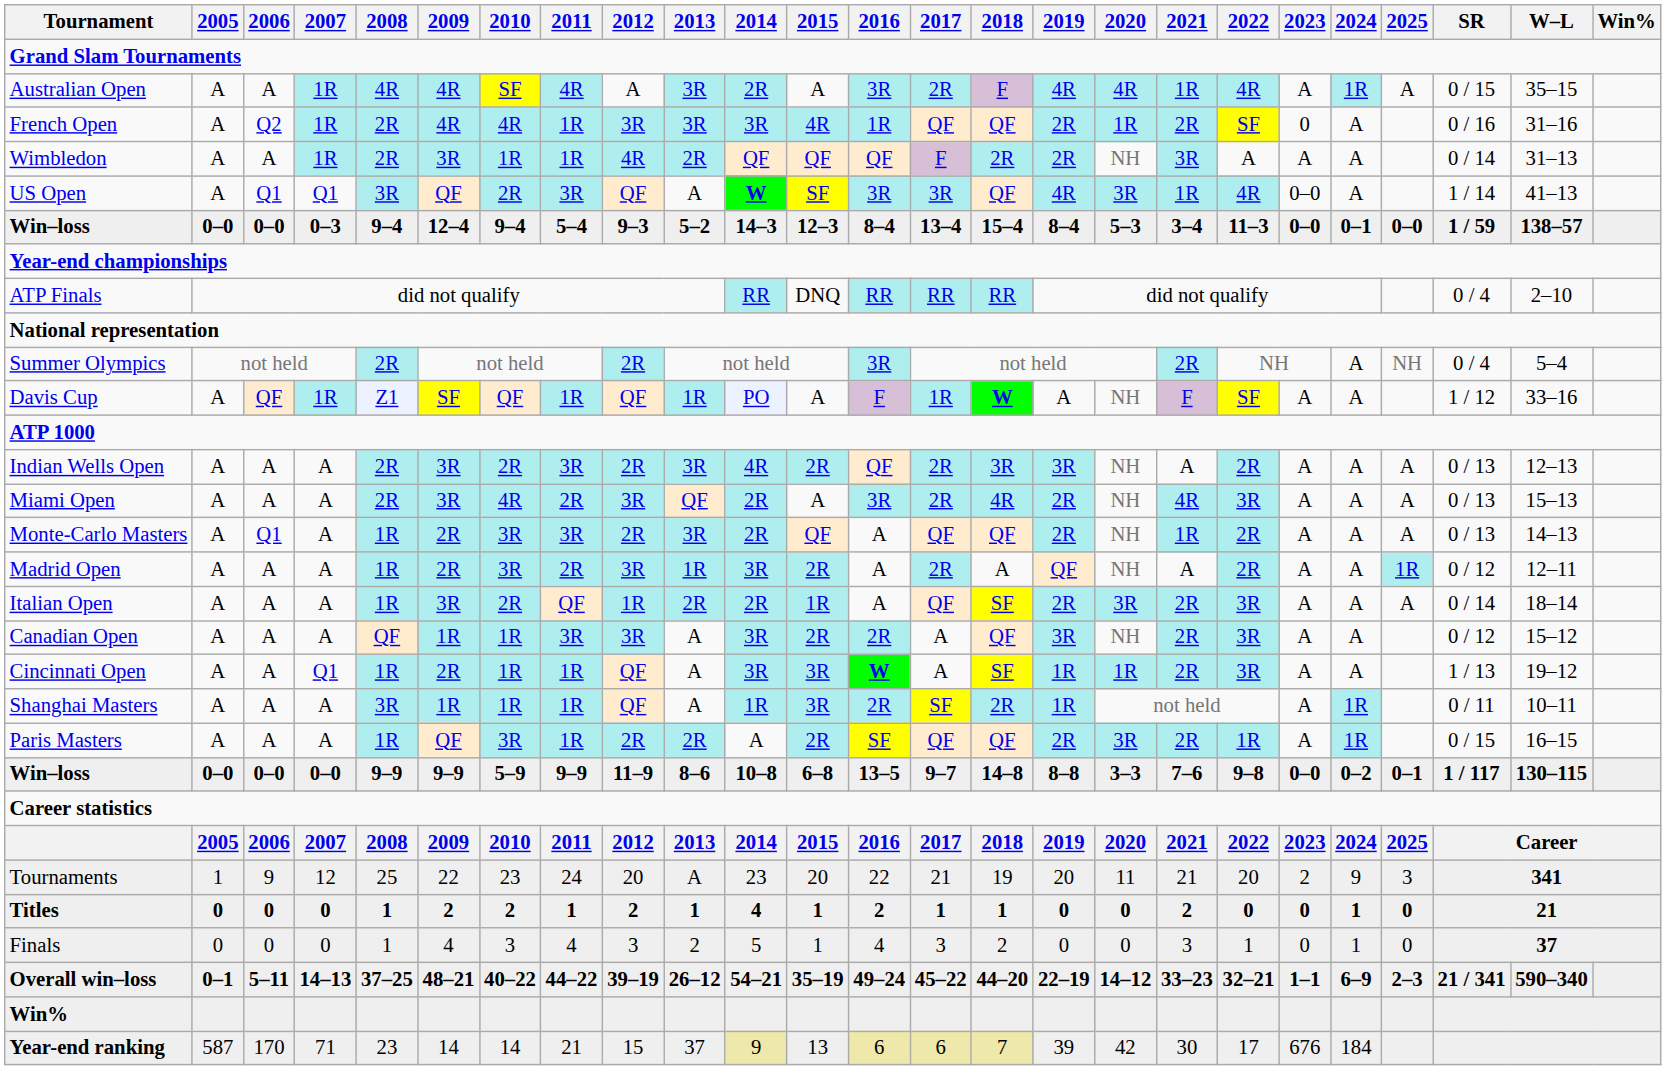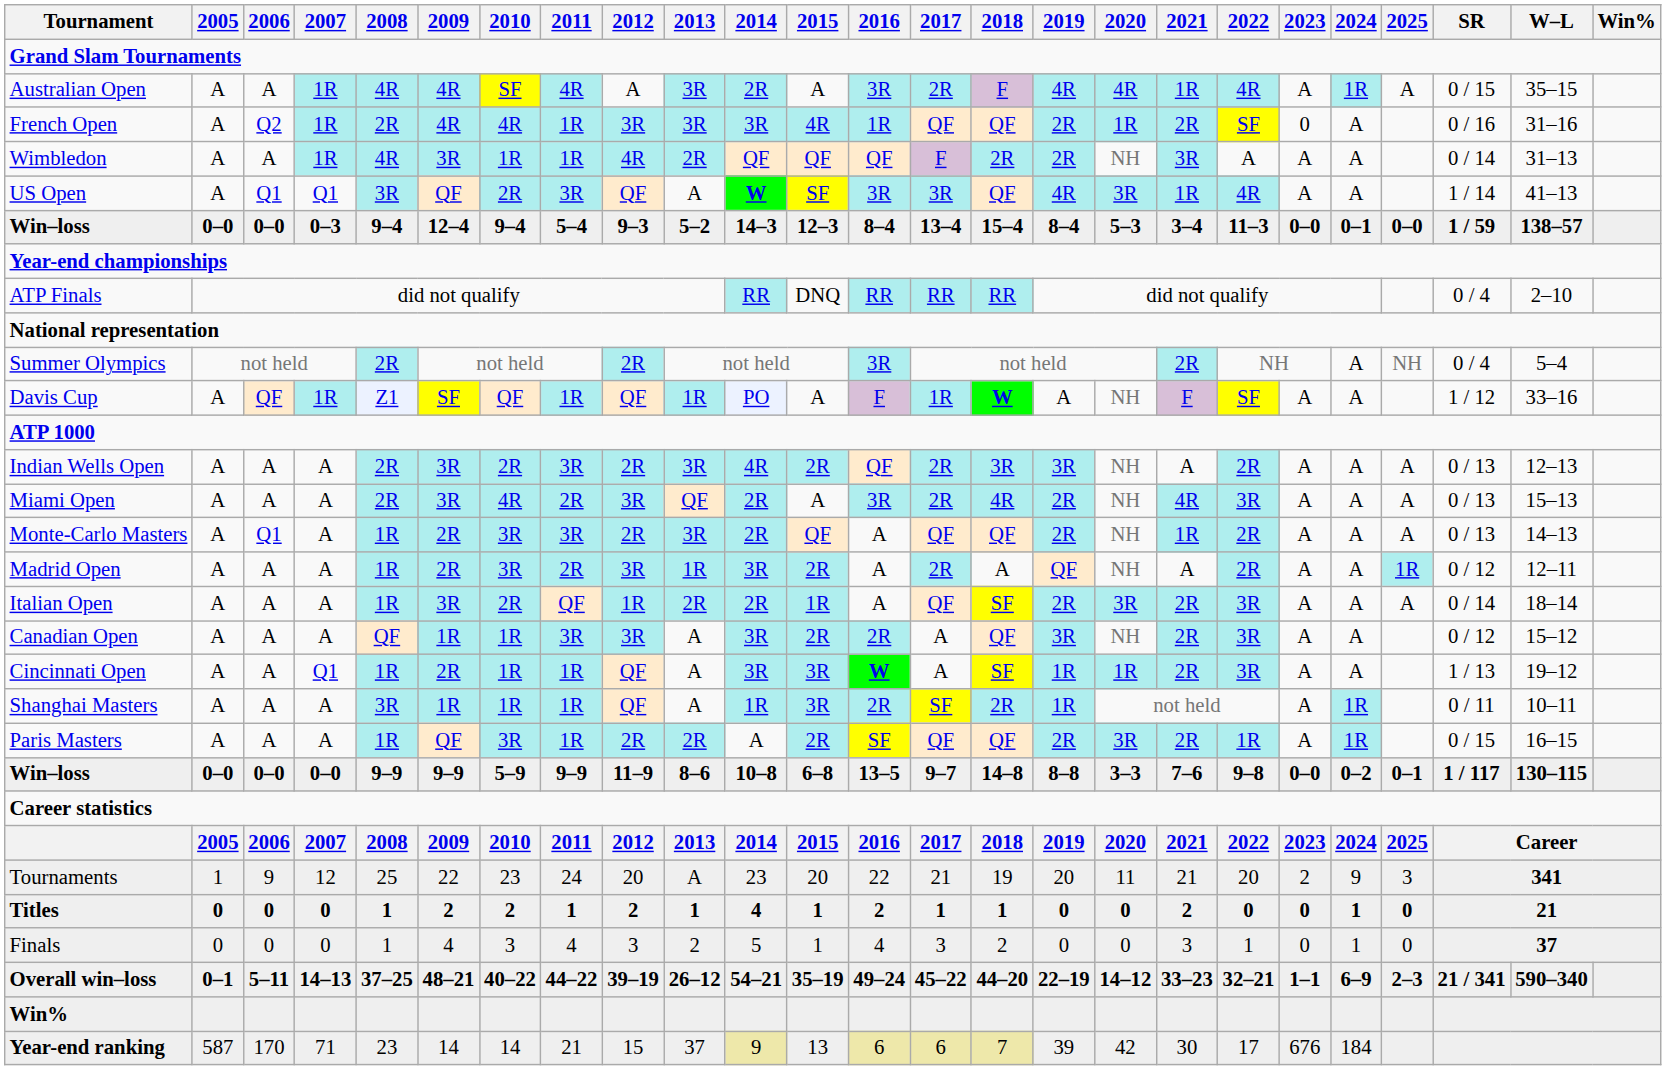(387, 158) 2R -> (387, 158) 4R
(1305, 192) 0–0 -> (1305, 192) A
